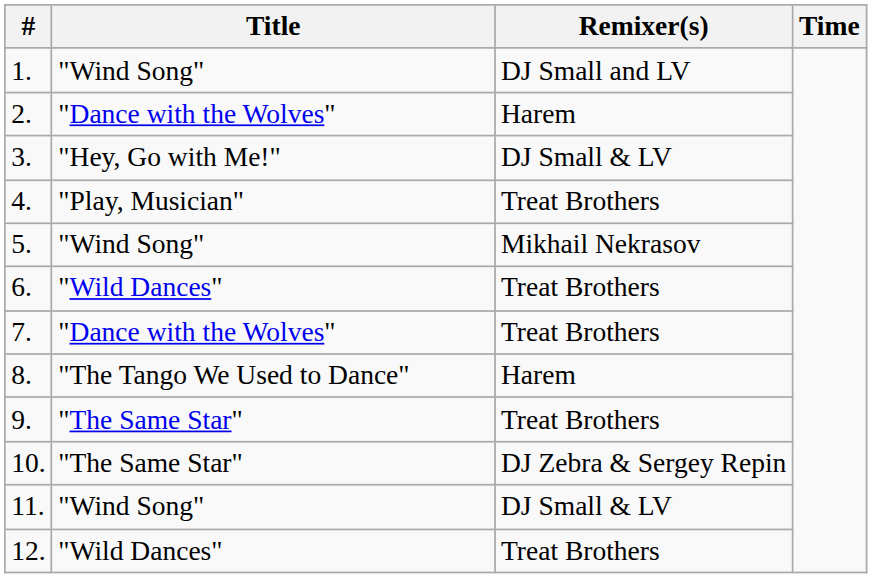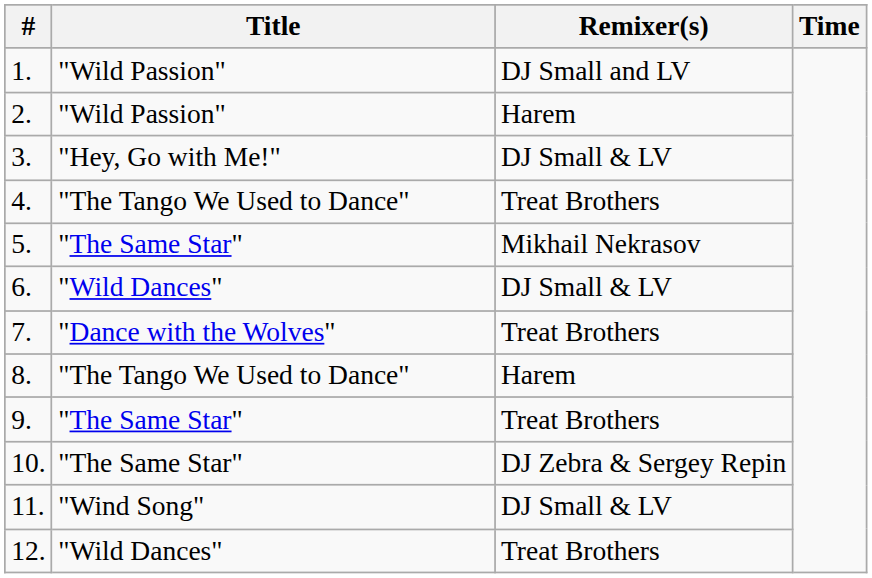(131, 69) "Wind Song" -> (142, 69) "Wild Passion"
(197, 113) "Dance with the Wolves" -> (142, 113) "Wild Passion"
(151, 200) "Play, Musician" -> (234, 200) "The Tango We Used to Dance"
(131, 244) "Wind Song" -> (151, 244) "The Same Star"
(580, 288) Treat Brothers -> (586, 288) DJ Small & LV
